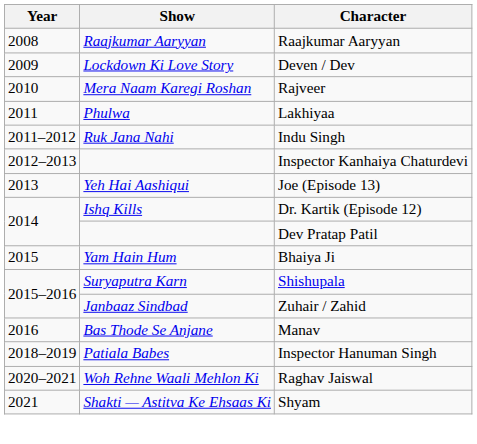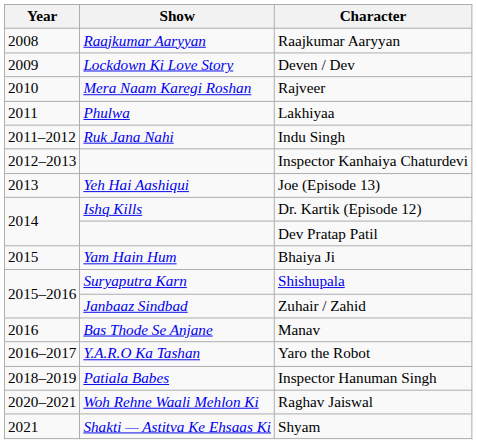+ row: (324, 354)
